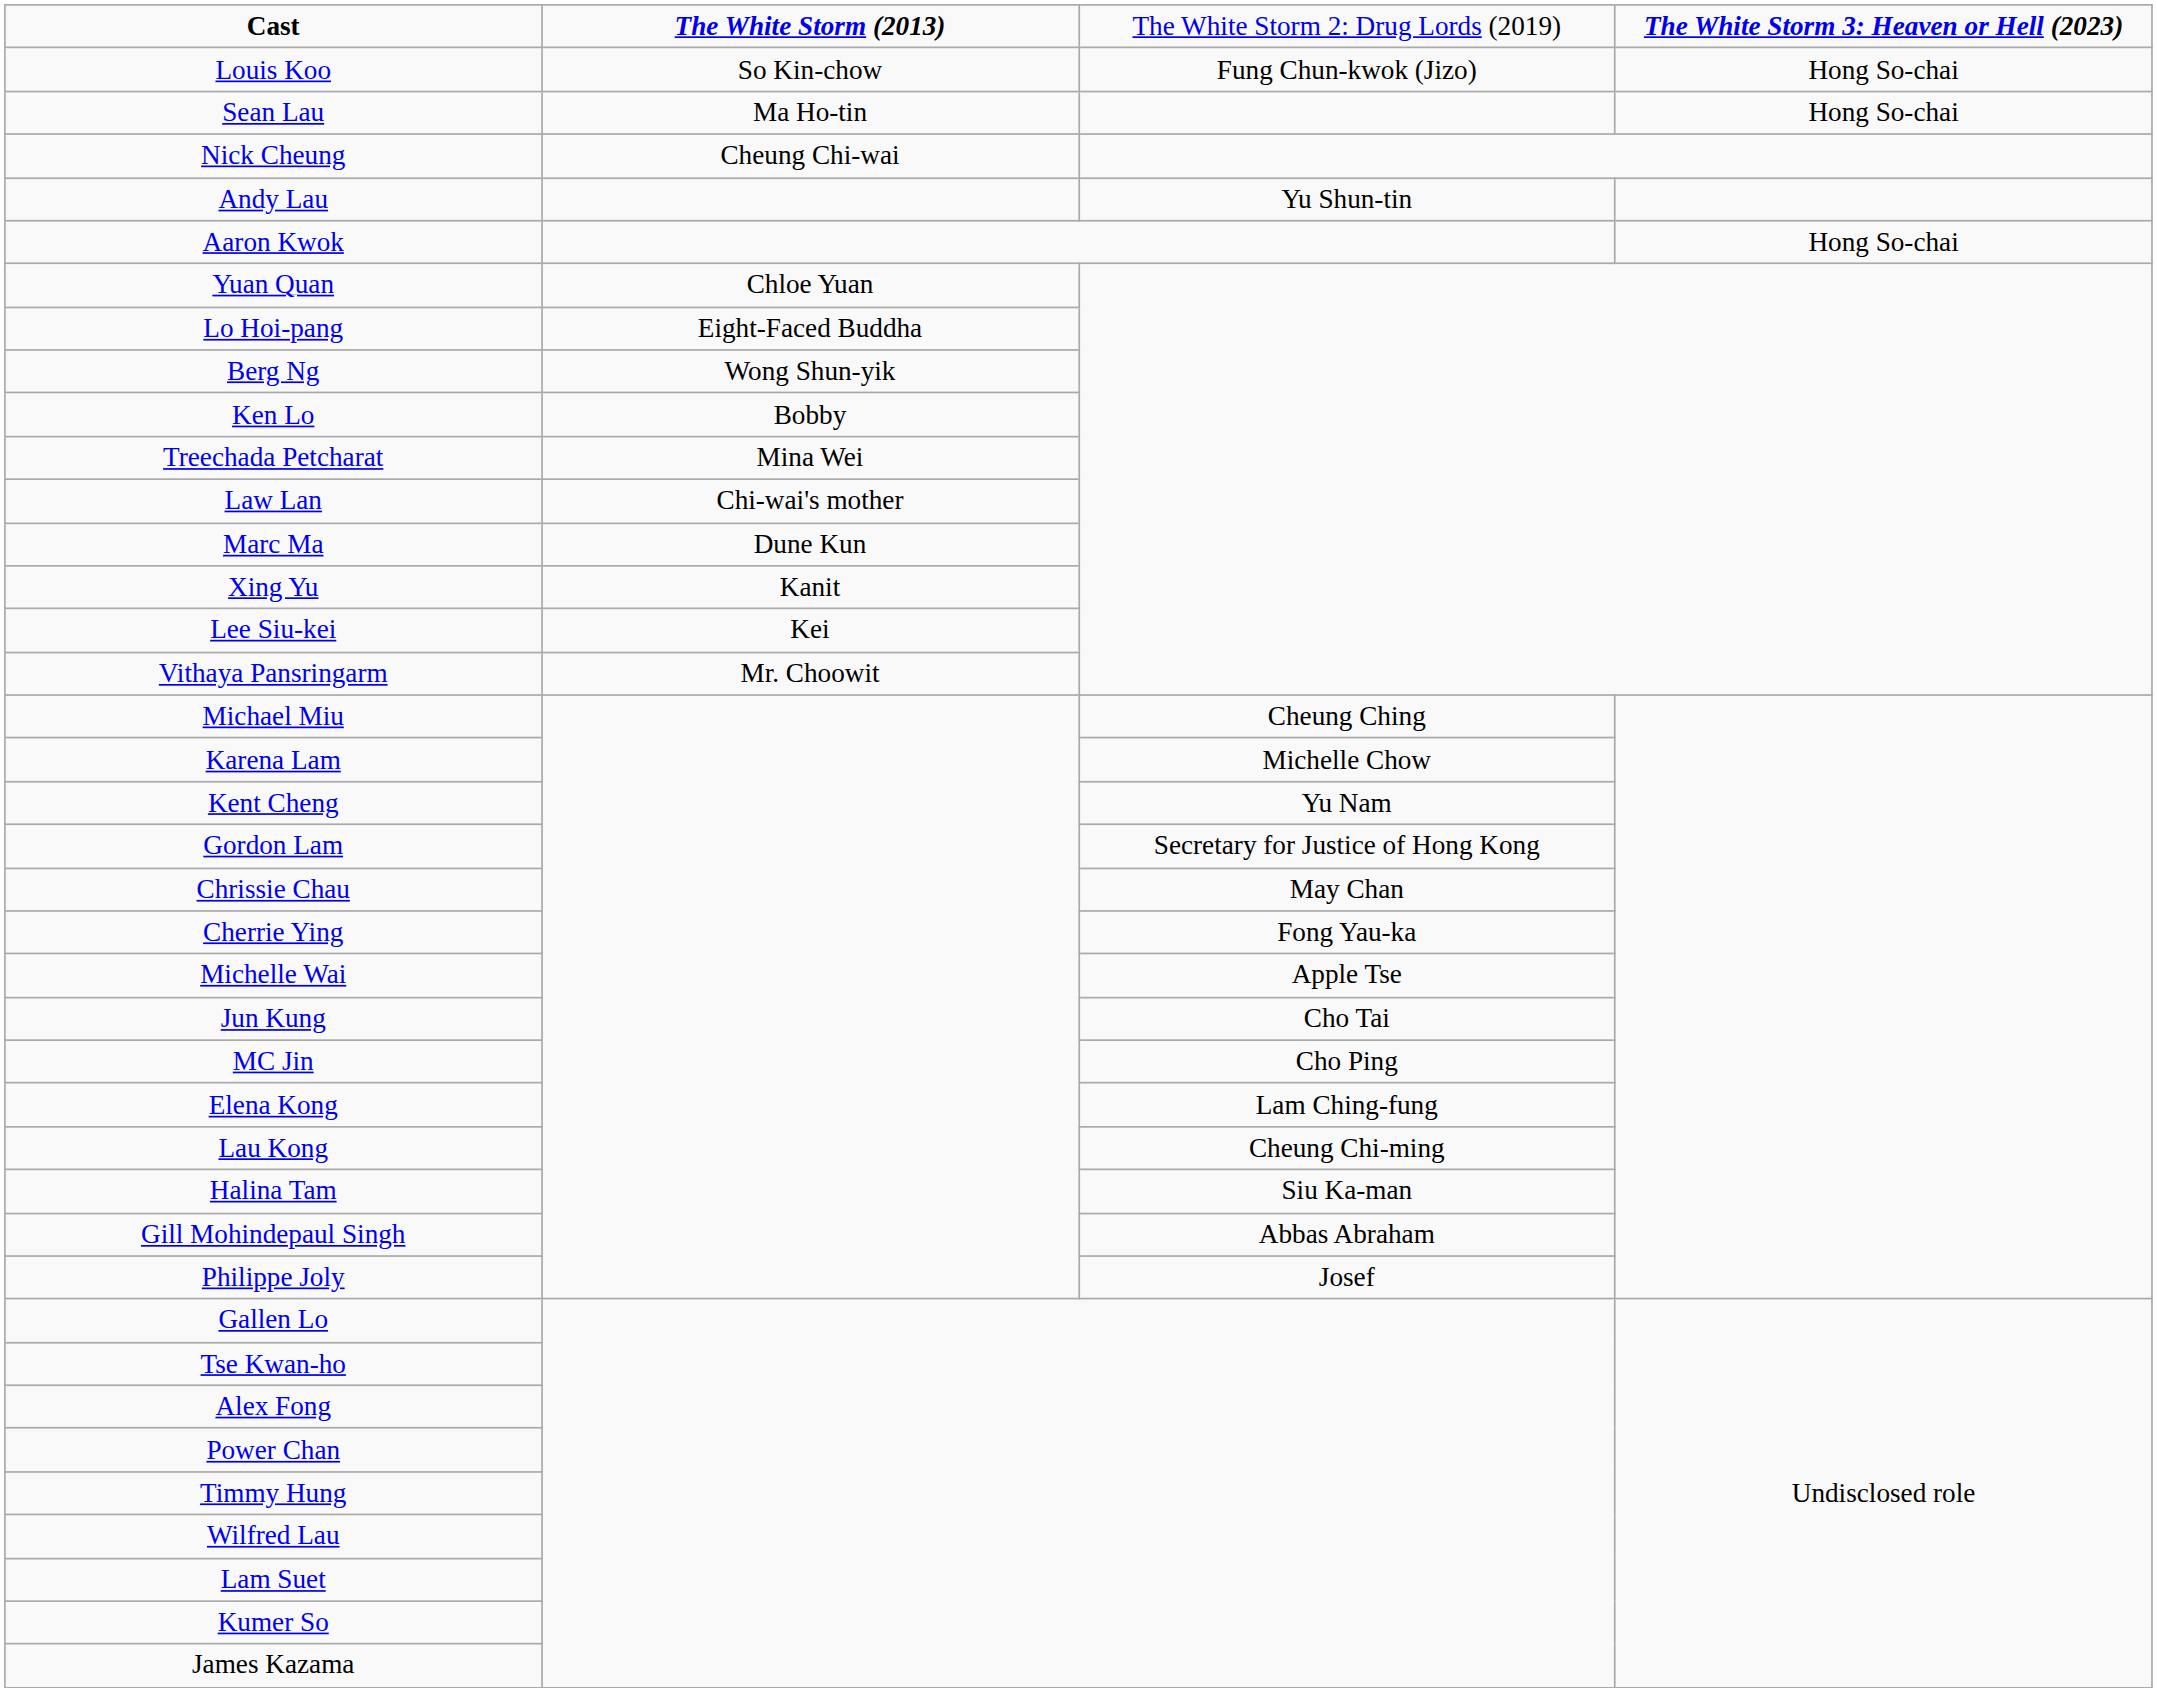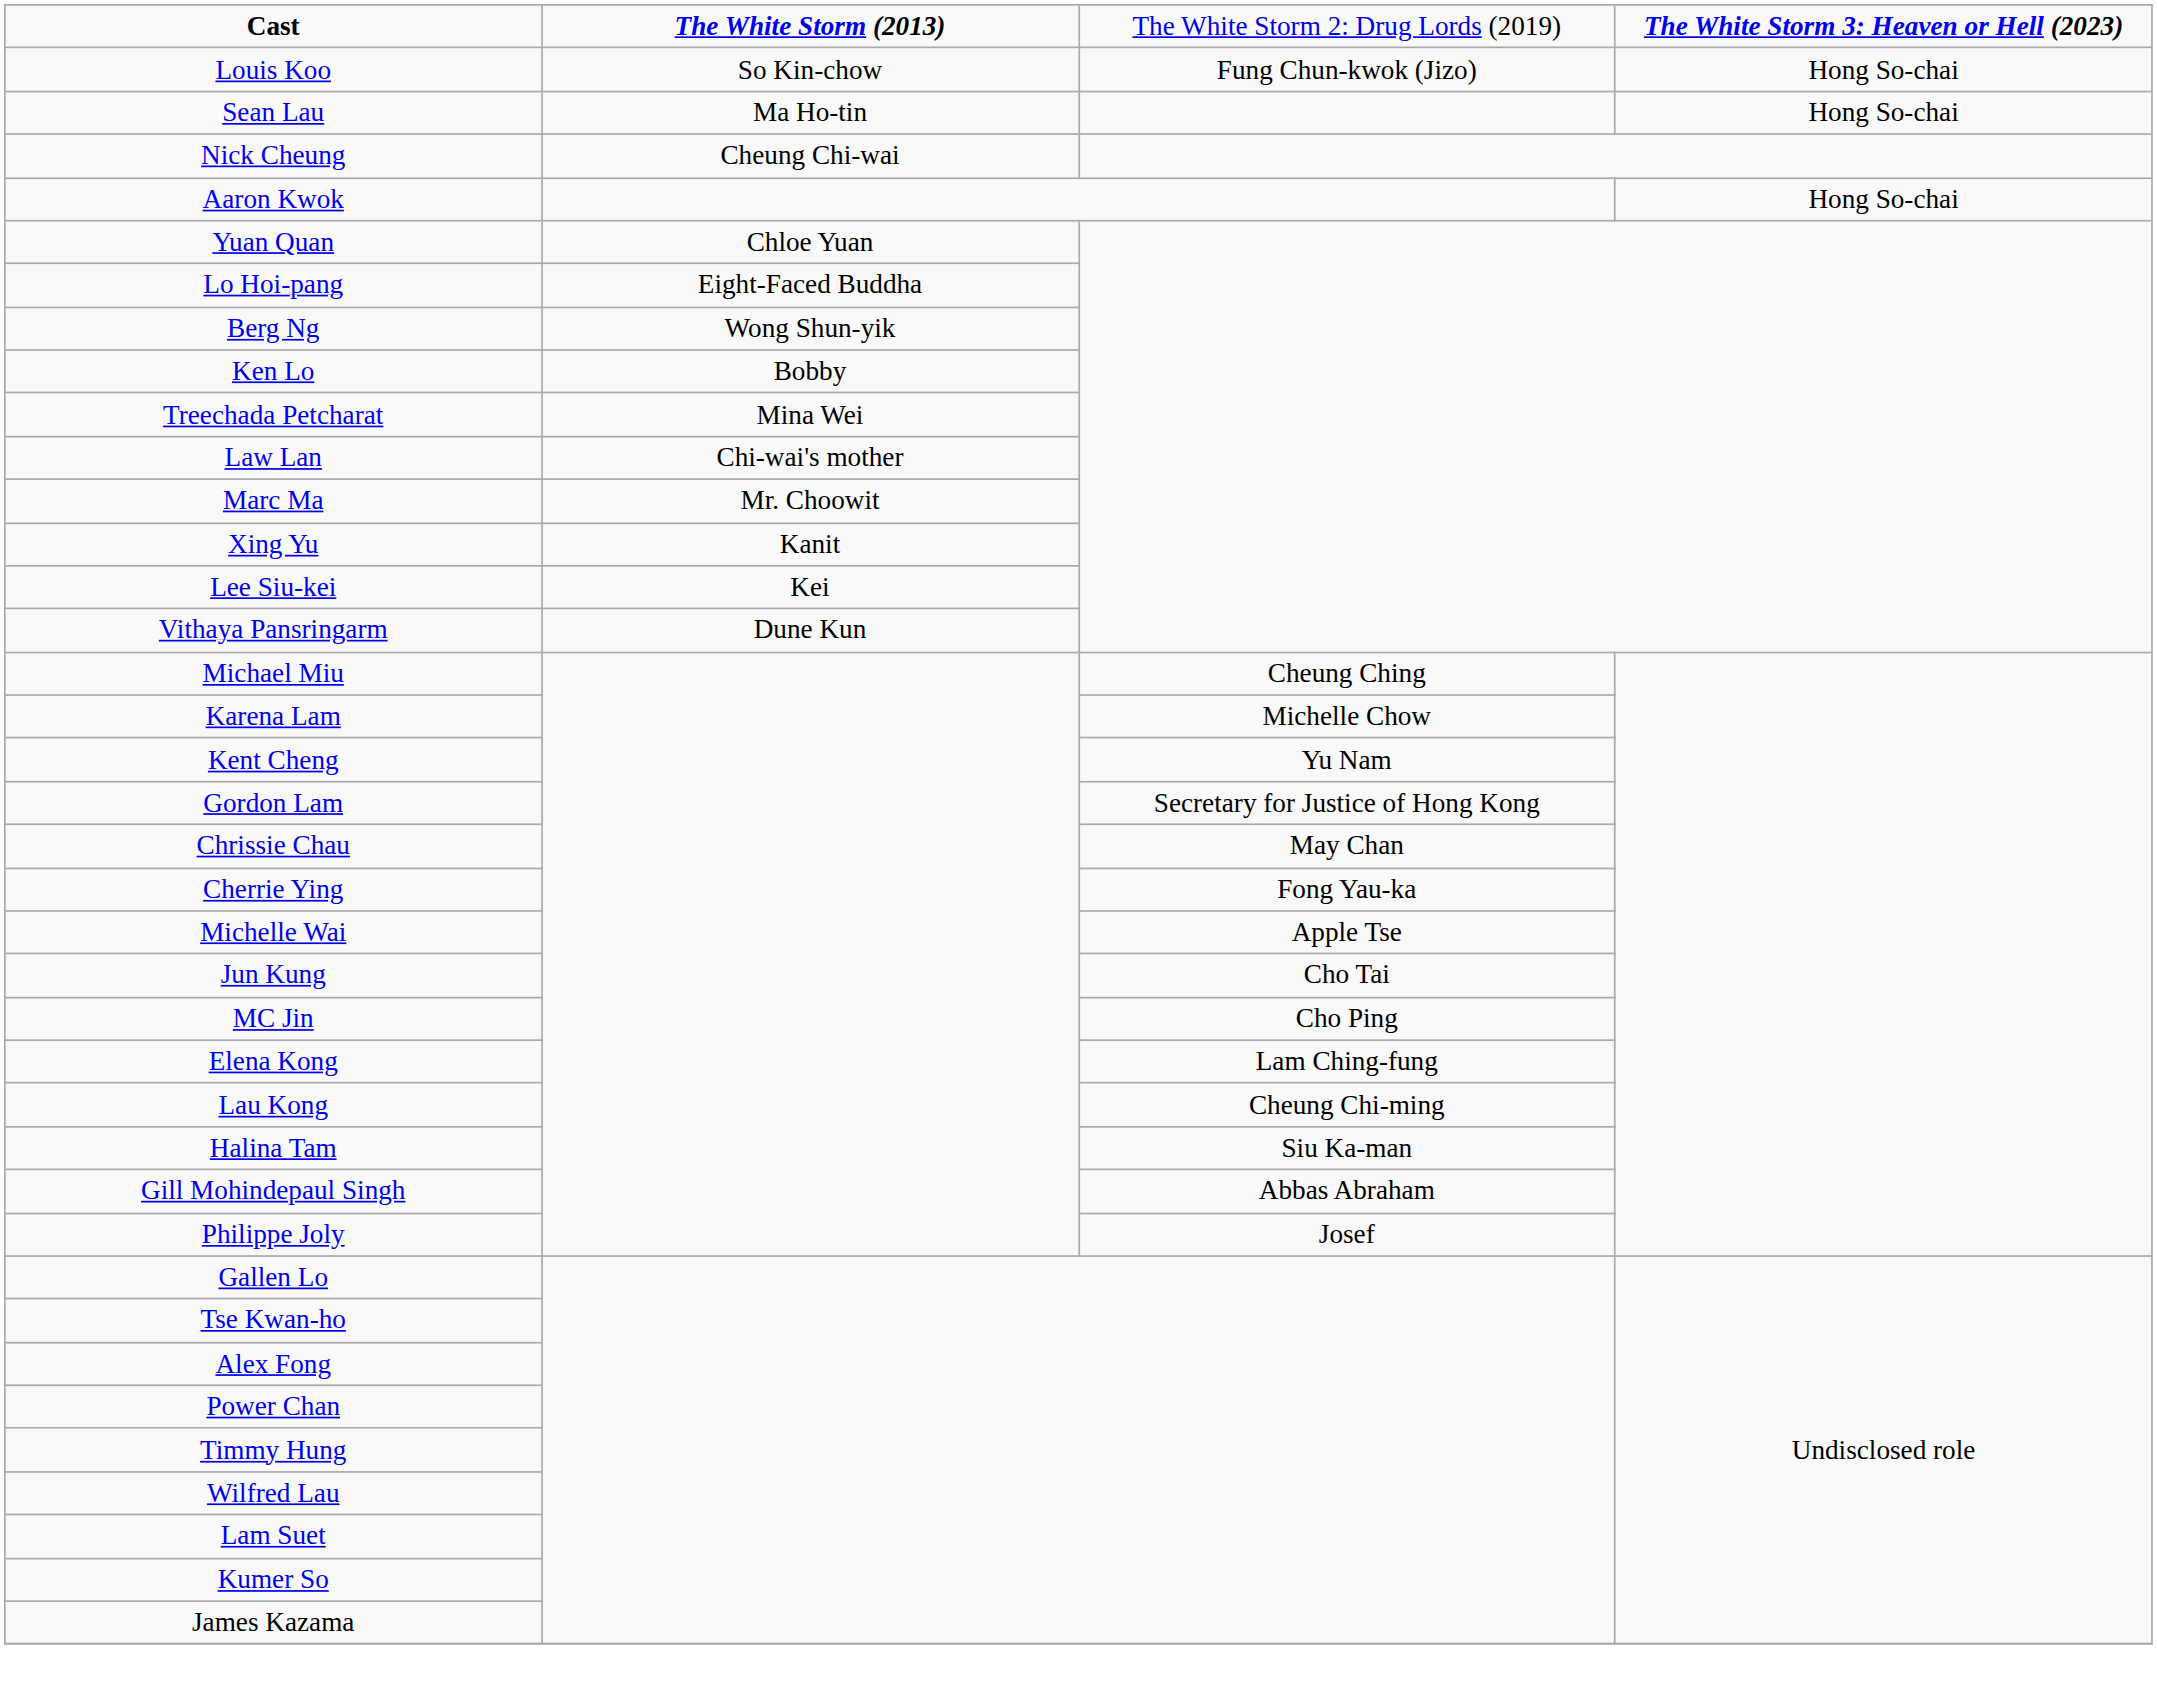- row: (273, 198)
(810, 543) Dune Kun -> (810, 500) Mr. Choowit
(810, 673) Mr. Choowit -> (810, 629) Dune Kun
